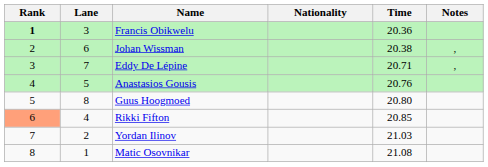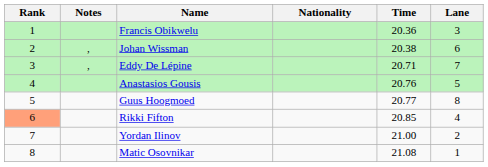columns swapped: (86, 13) <-> (455, 13)
(32, 30) bold -> (32, 30) normal
(400, 100) 20.80 -> (404, 100) 20.77
(400, 135) 21.03 -> (404, 135) 21.00
